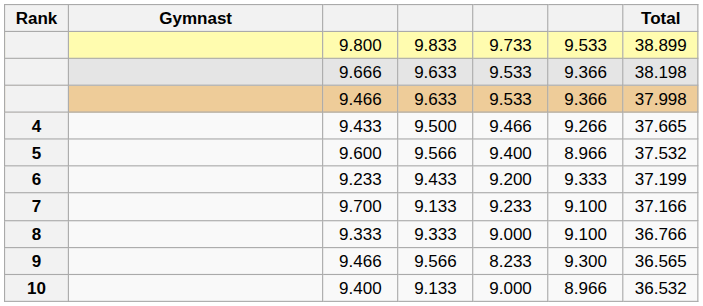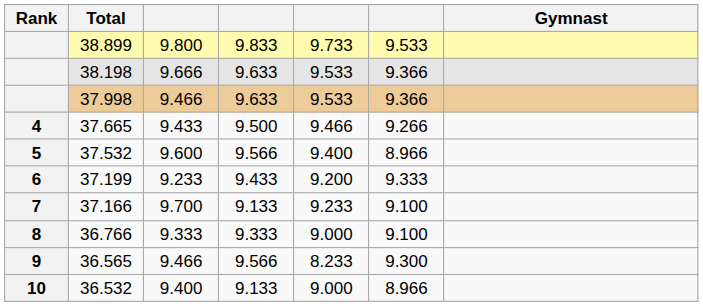columns swapped: (196, 18) <-> (661, 18)
